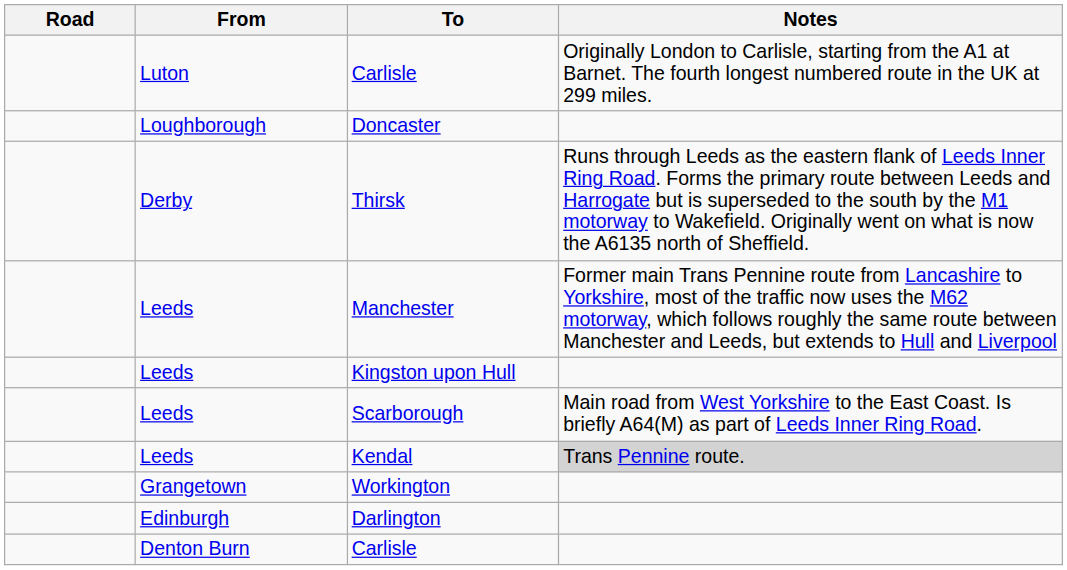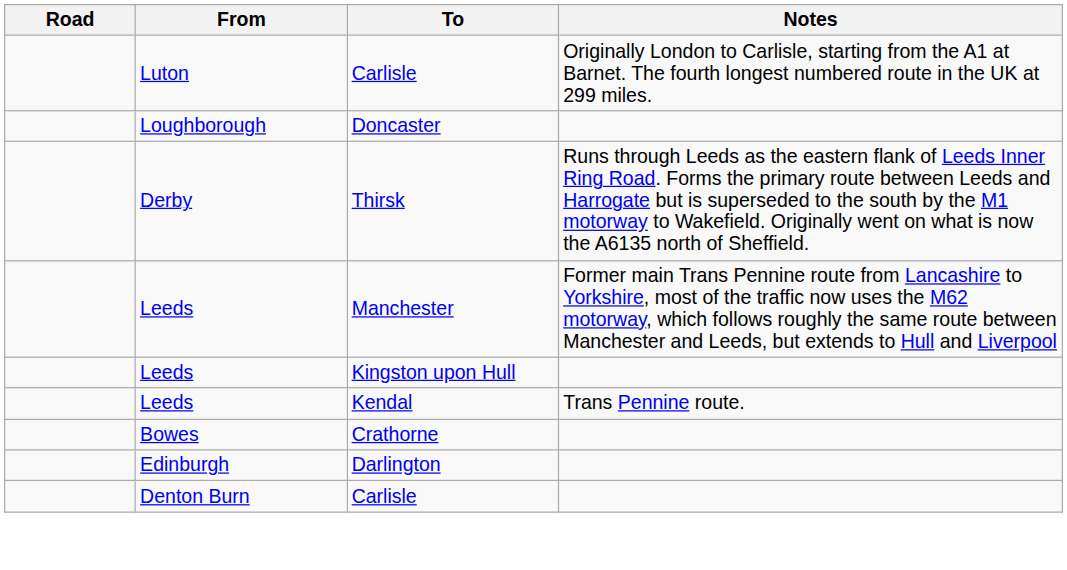- row: (167, 414)
(654, 456) lightgrey background -> (654, 403) no background
- row: (193, 487)
+ row: (169, 434)
